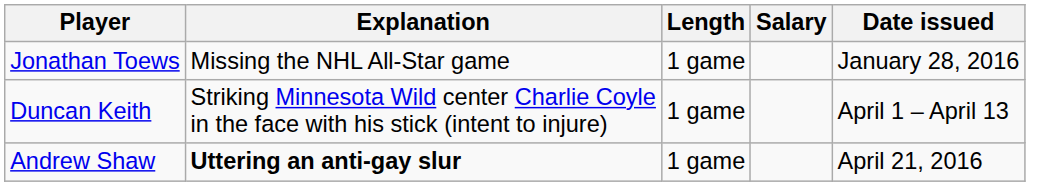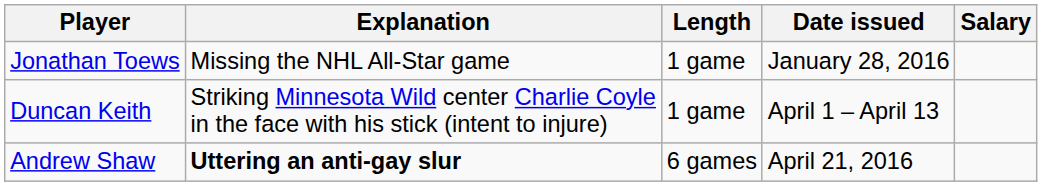columns swapped: (791, 23) <-> (928, 23)
(706, 161) 1 game -> (712, 161) 6 games
